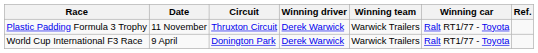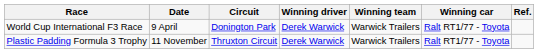rows swapped: (75, 42) <-> (77, 27)
